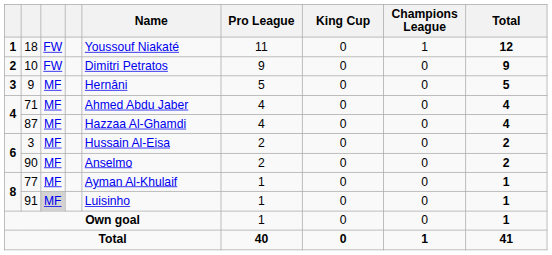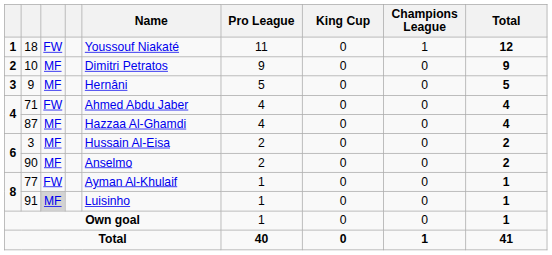(53, 66) FW -> (53, 66) MF
(53, 104) MF -> (53, 104) FW
(53, 182) MF -> (53, 182) FW
